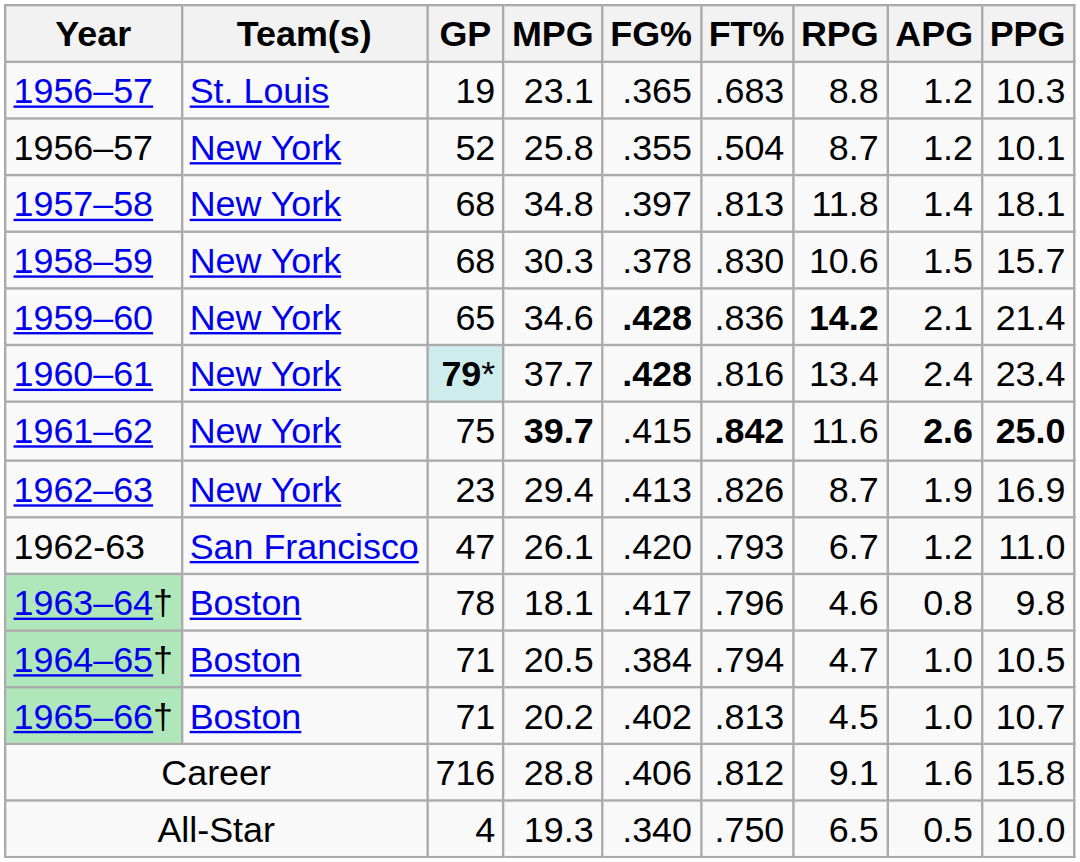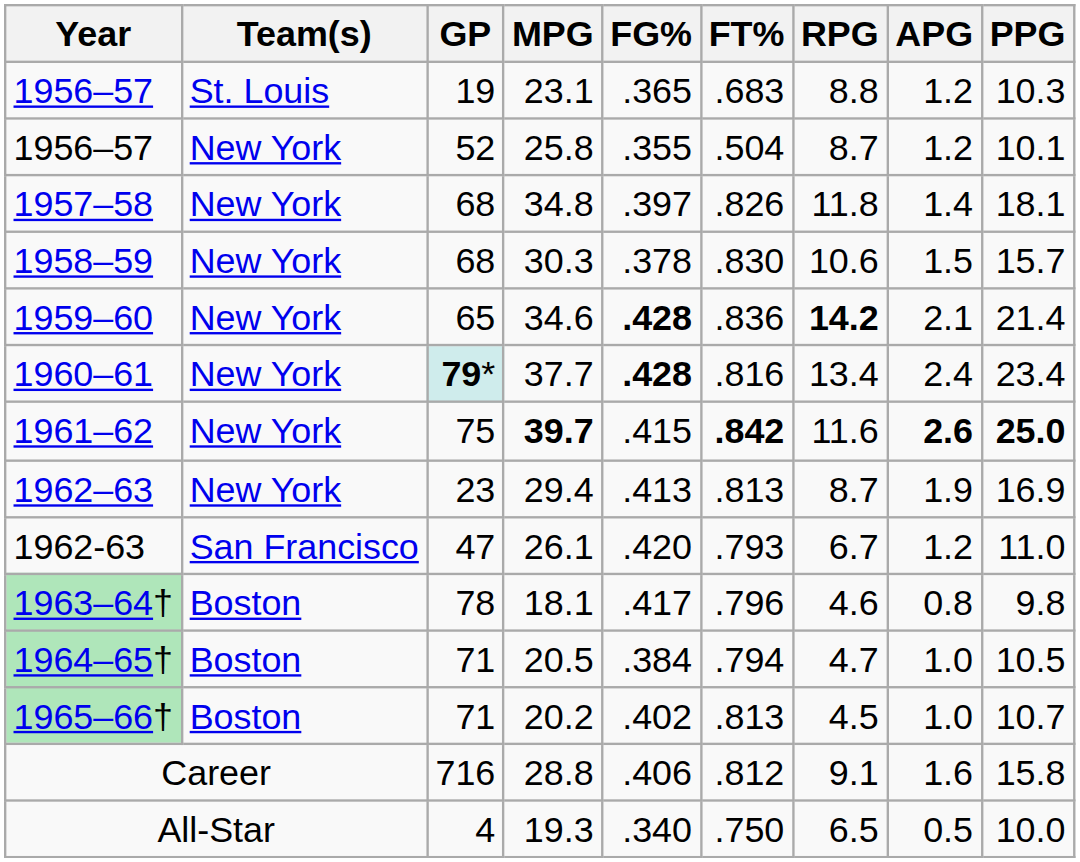(749, 204) .813 -> (749, 204) .826
(749, 488) .826 -> (749, 488) .813
